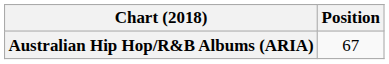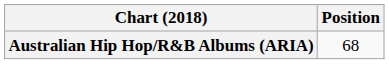(351, 44) 67 -> (351, 44) 68
